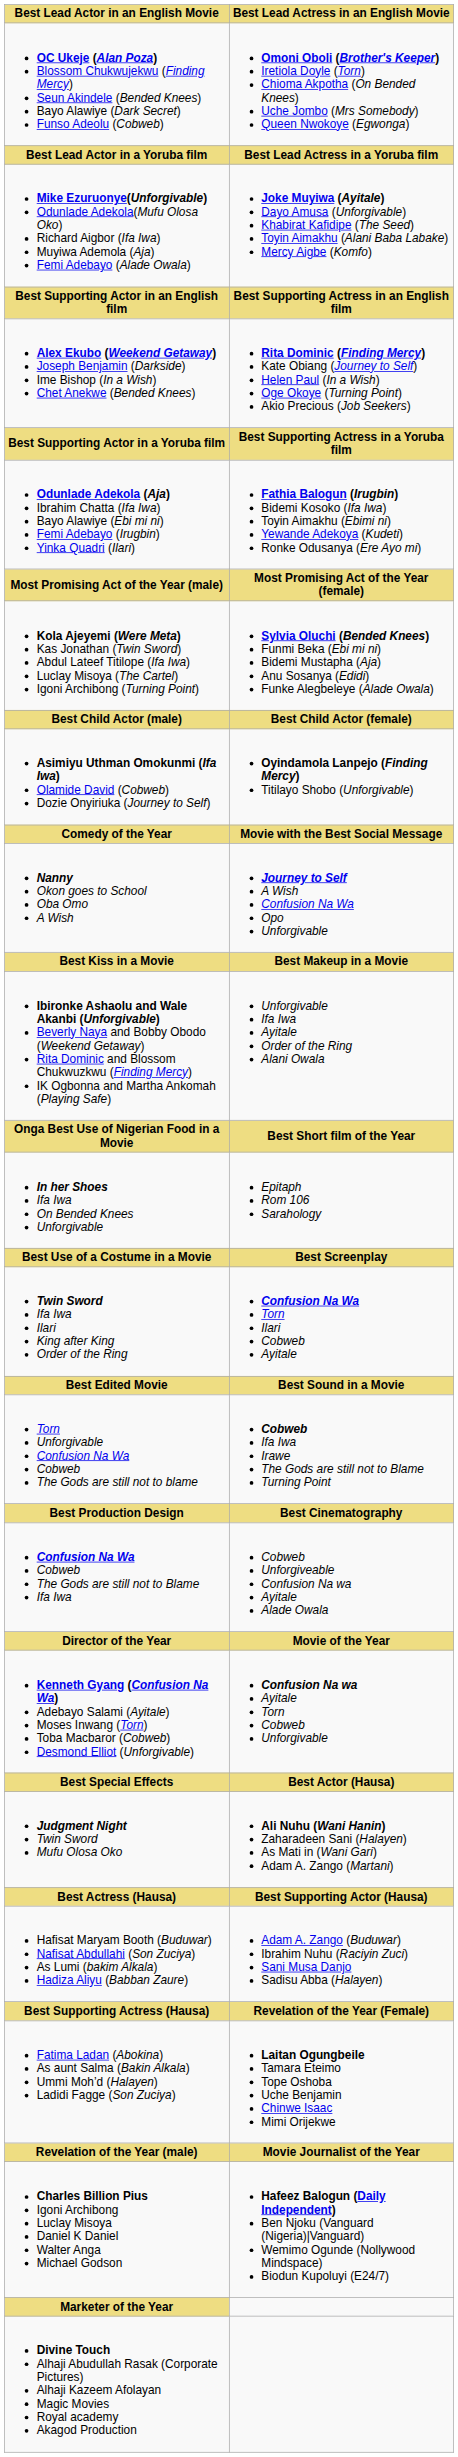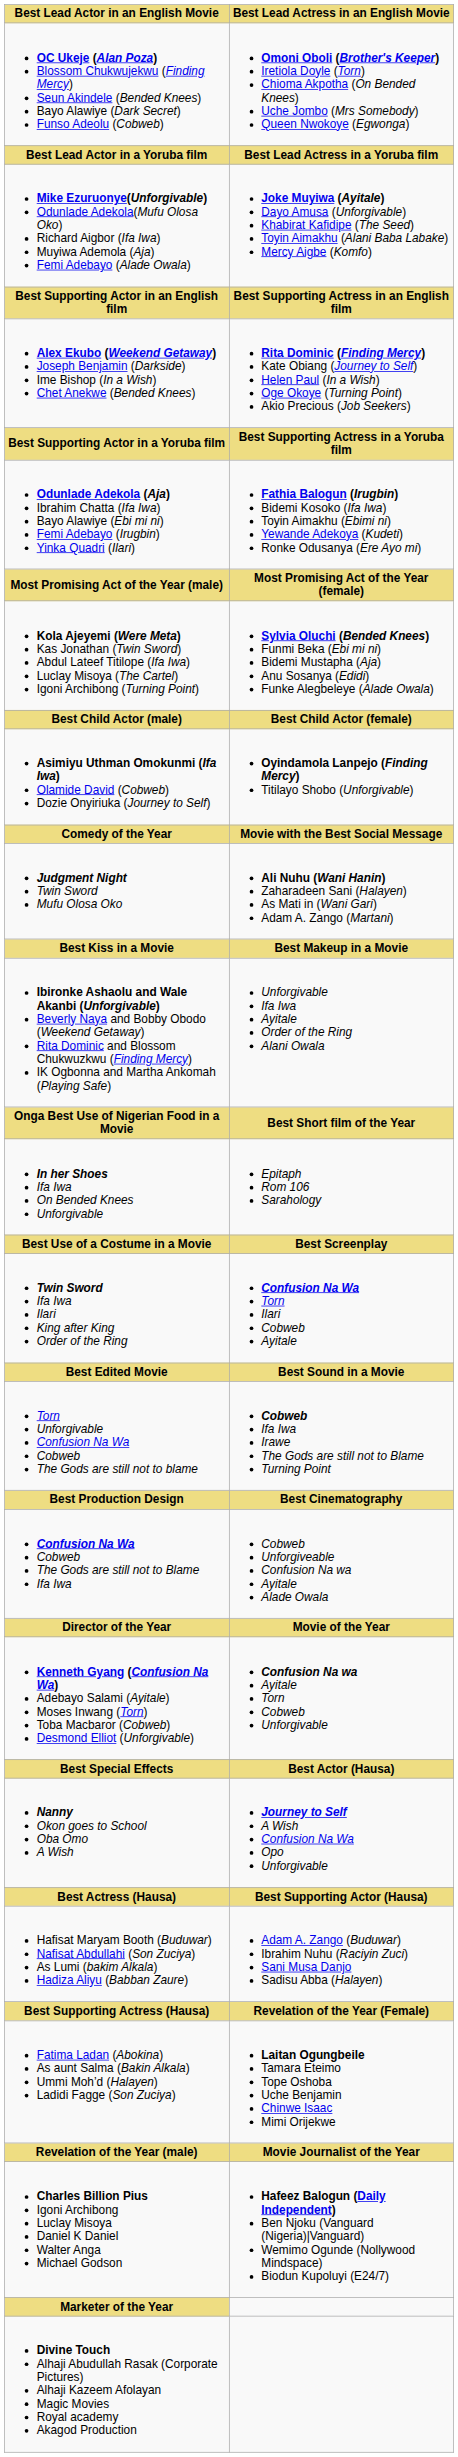rows swapped: (117, 898) <-> (117, 1839)
